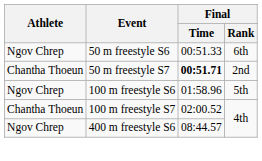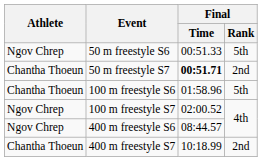(241, 52) 6th -> (241, 52) 5th
(35, 90) Ngov Chrep -> (45, 90) Chantha Thoeun
(45, 109) Chantha Thoeun -> (35, 109) Ngov Chrep
+ row: (132, 147)
